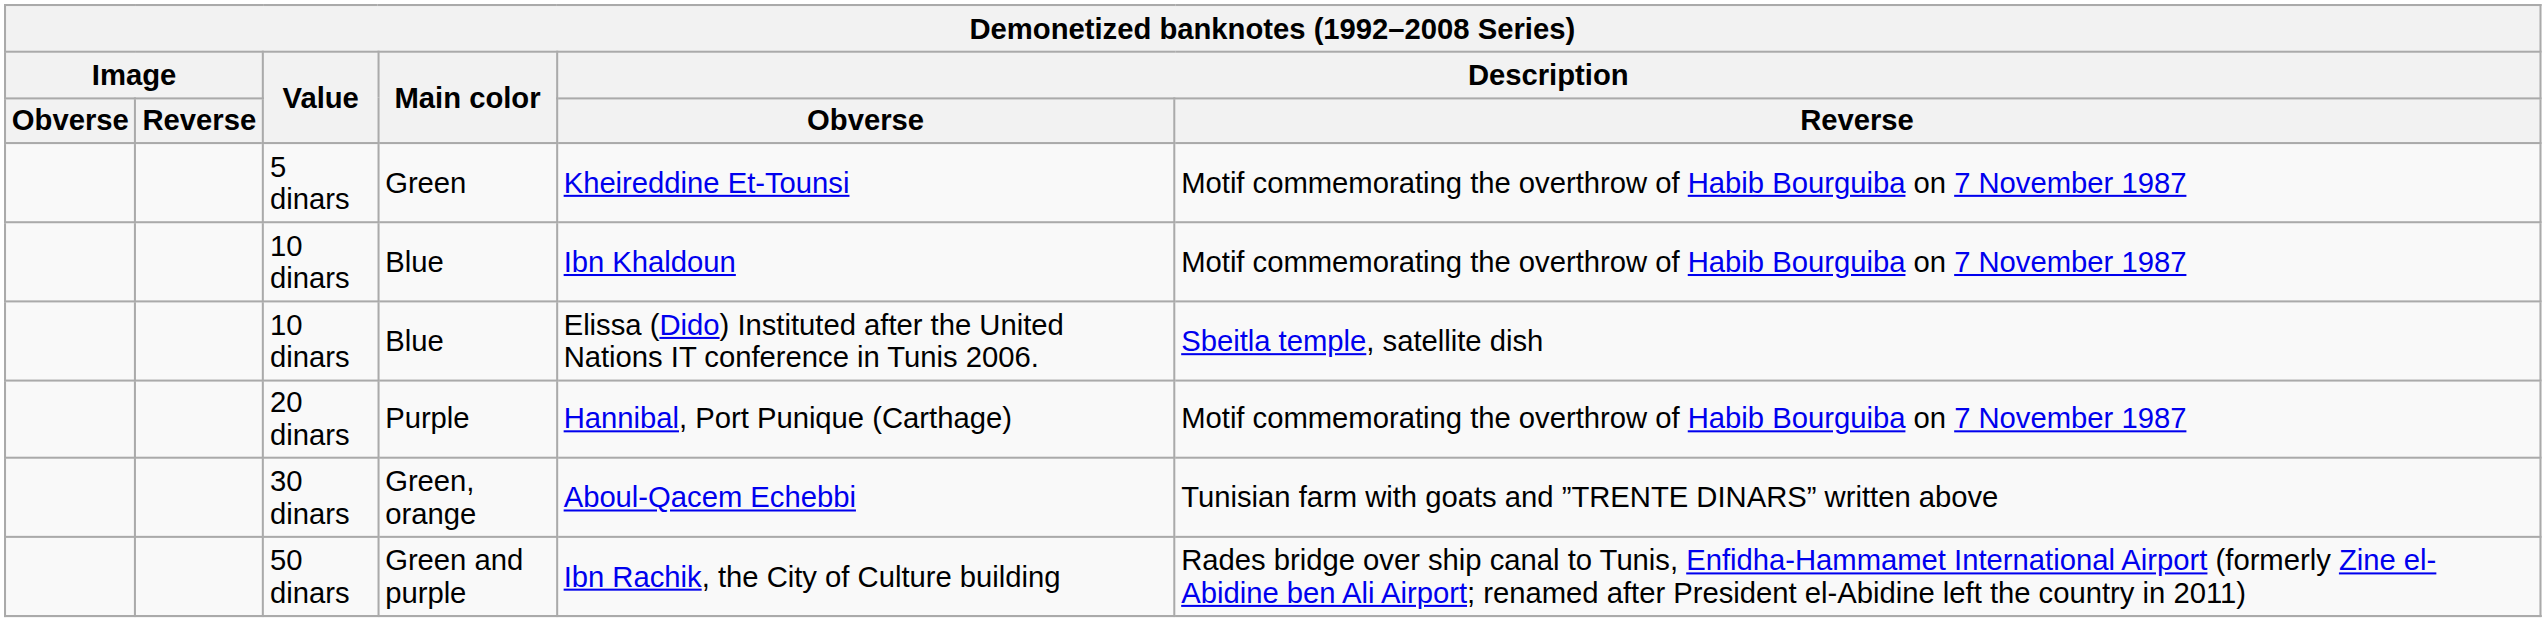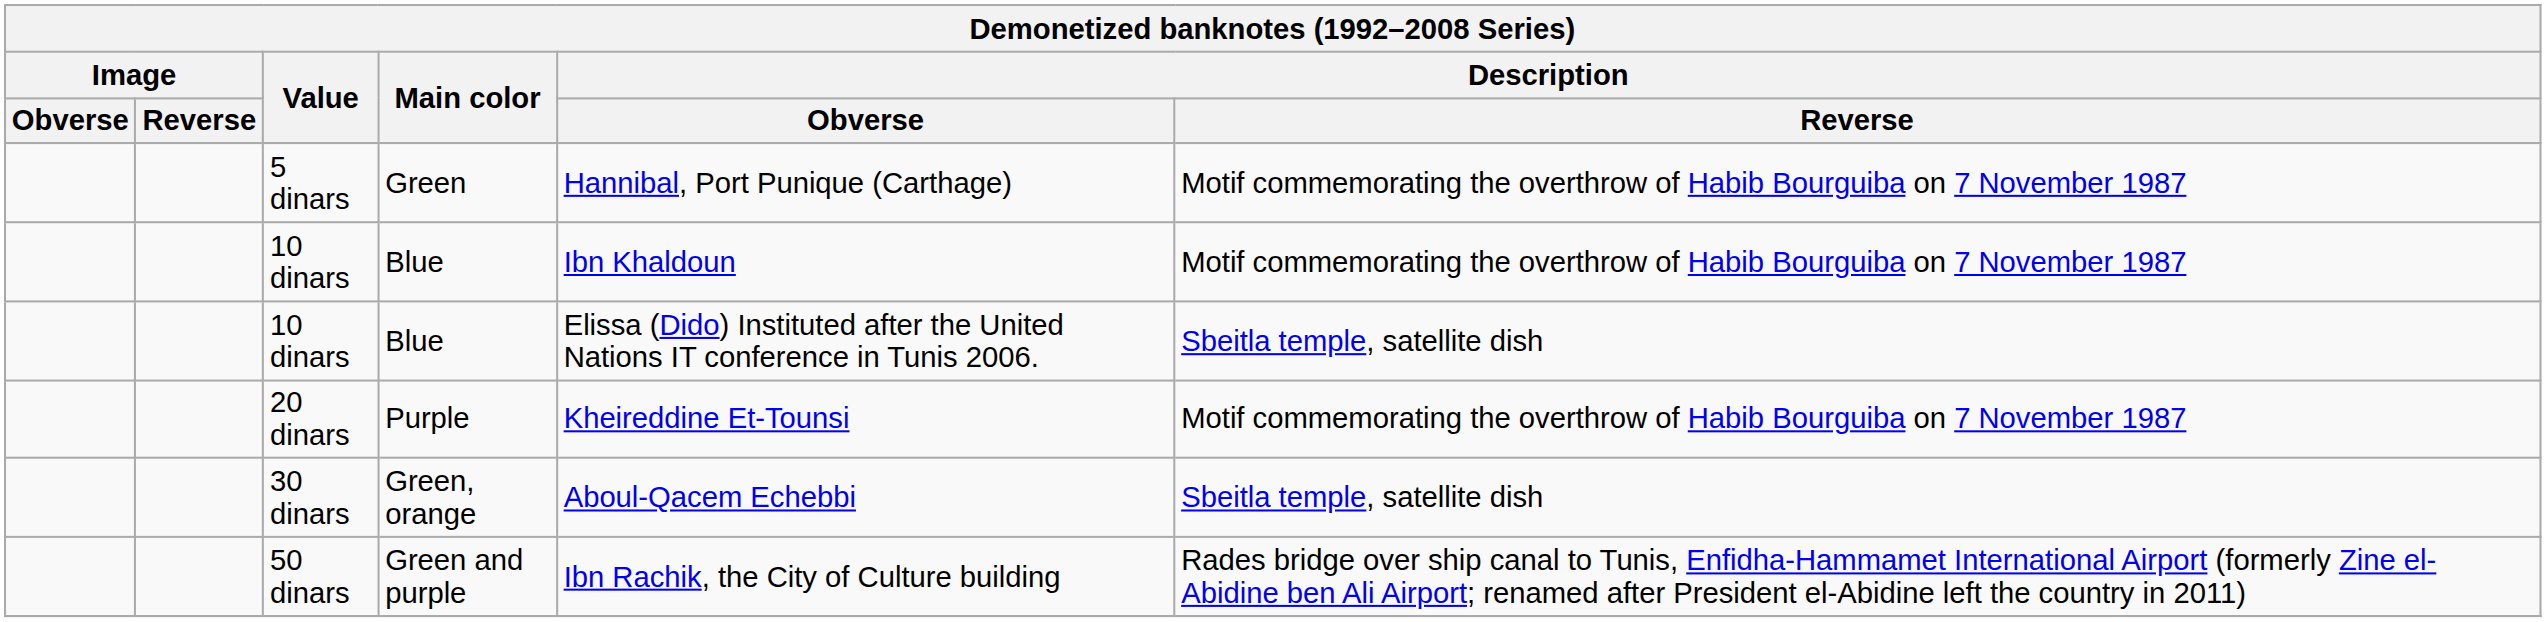(707, 183) Kheireddine Et-Tounsi -> (788, 183) Hannibal, Port Punique (Carthage)
(788, 419) Hannibal, Port Punique (Carthage) -> (707, 419) Kheireddine Et-Tounsi
(1590, 498) Tunisian farm with goats and ”TRENTE DINARS” written above -> (1362, 498) Sbeitla temple, satellite dish
